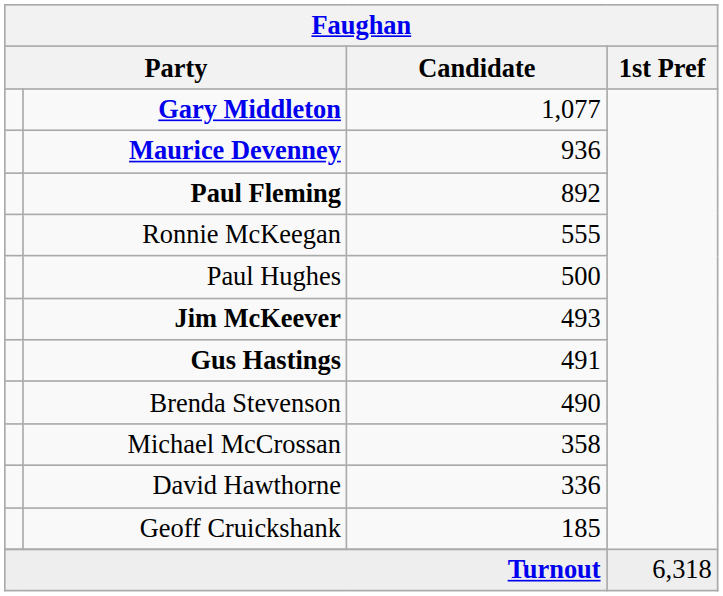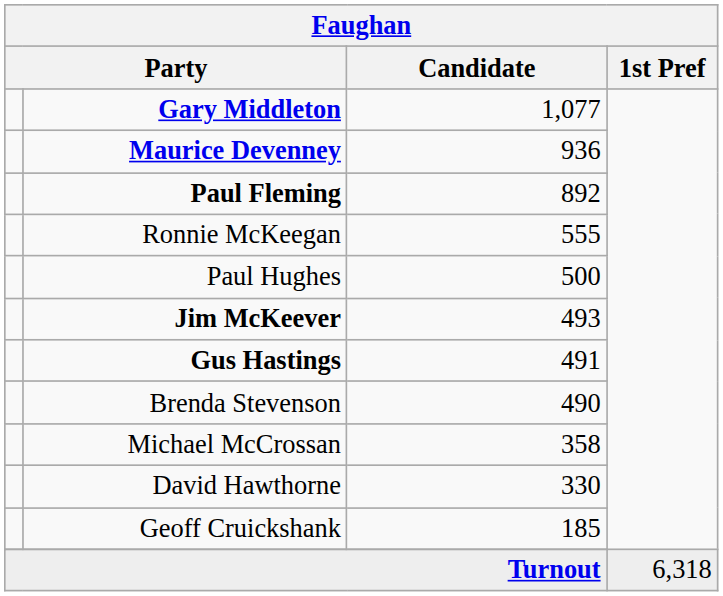(581, 485) 336 -> (581, 485) 330
